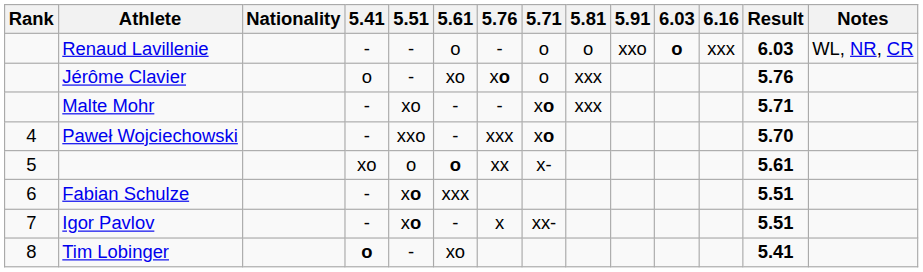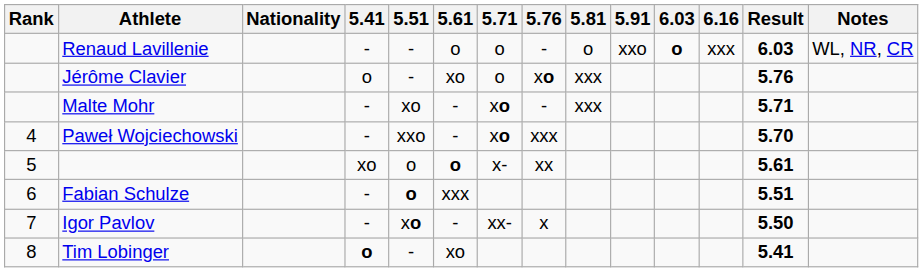columns swapped: (544, 19) <-> (500, 19)
(411, 194) xo -> (411, 194) o
(776, 223) 5.51 -> (776, 223) 5.50
